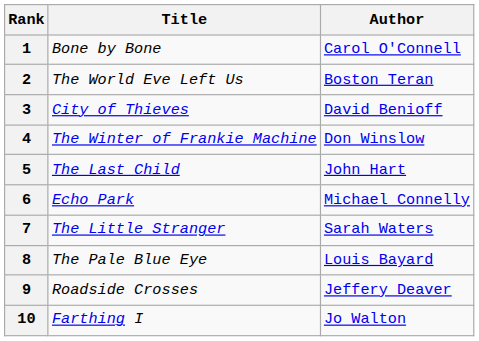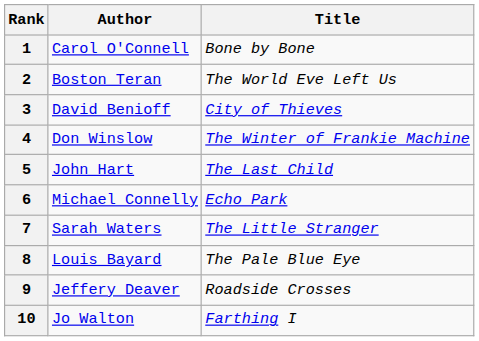columns swapped: (397, 19) <-> (184, 19)
